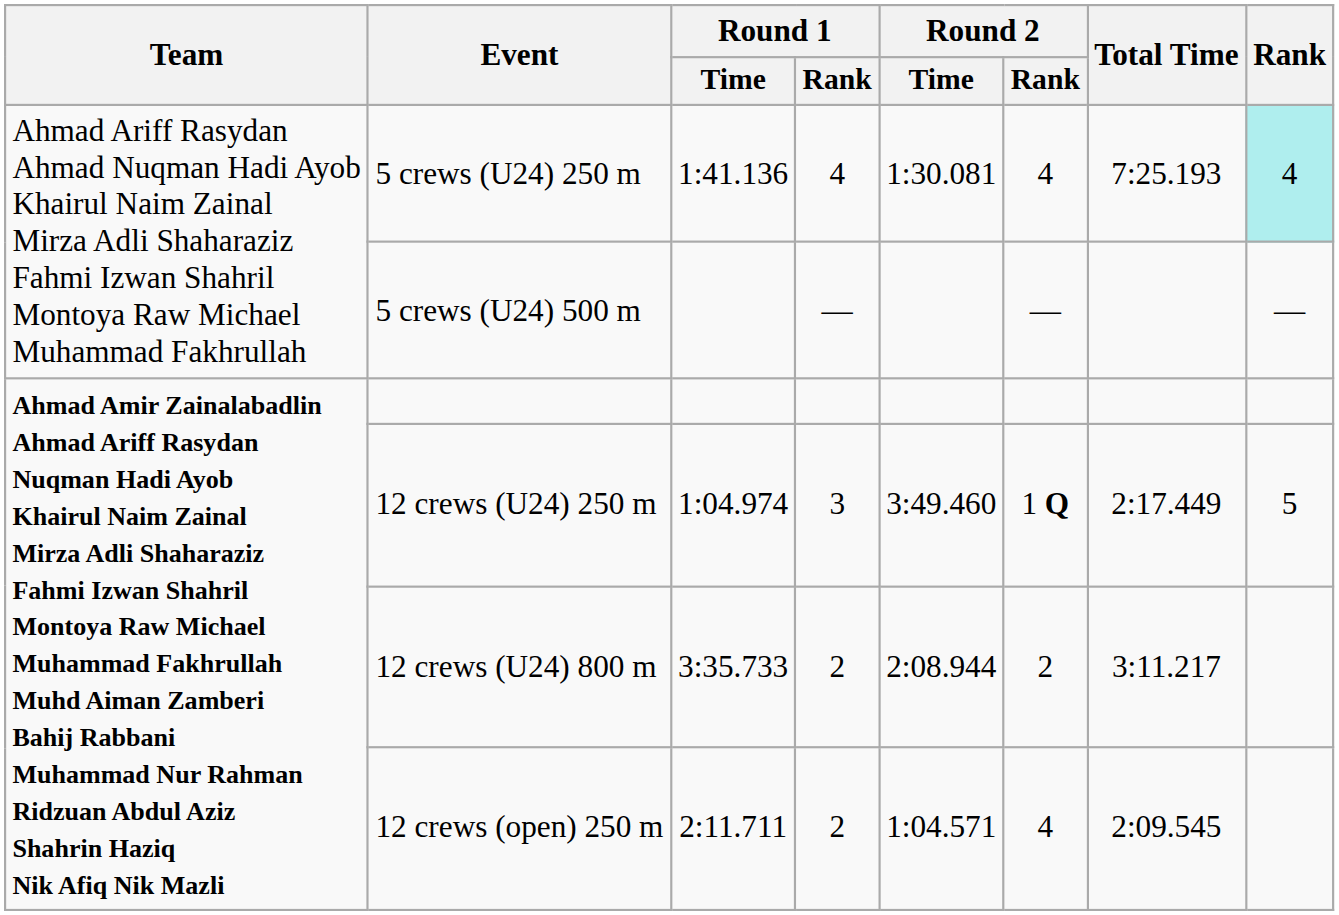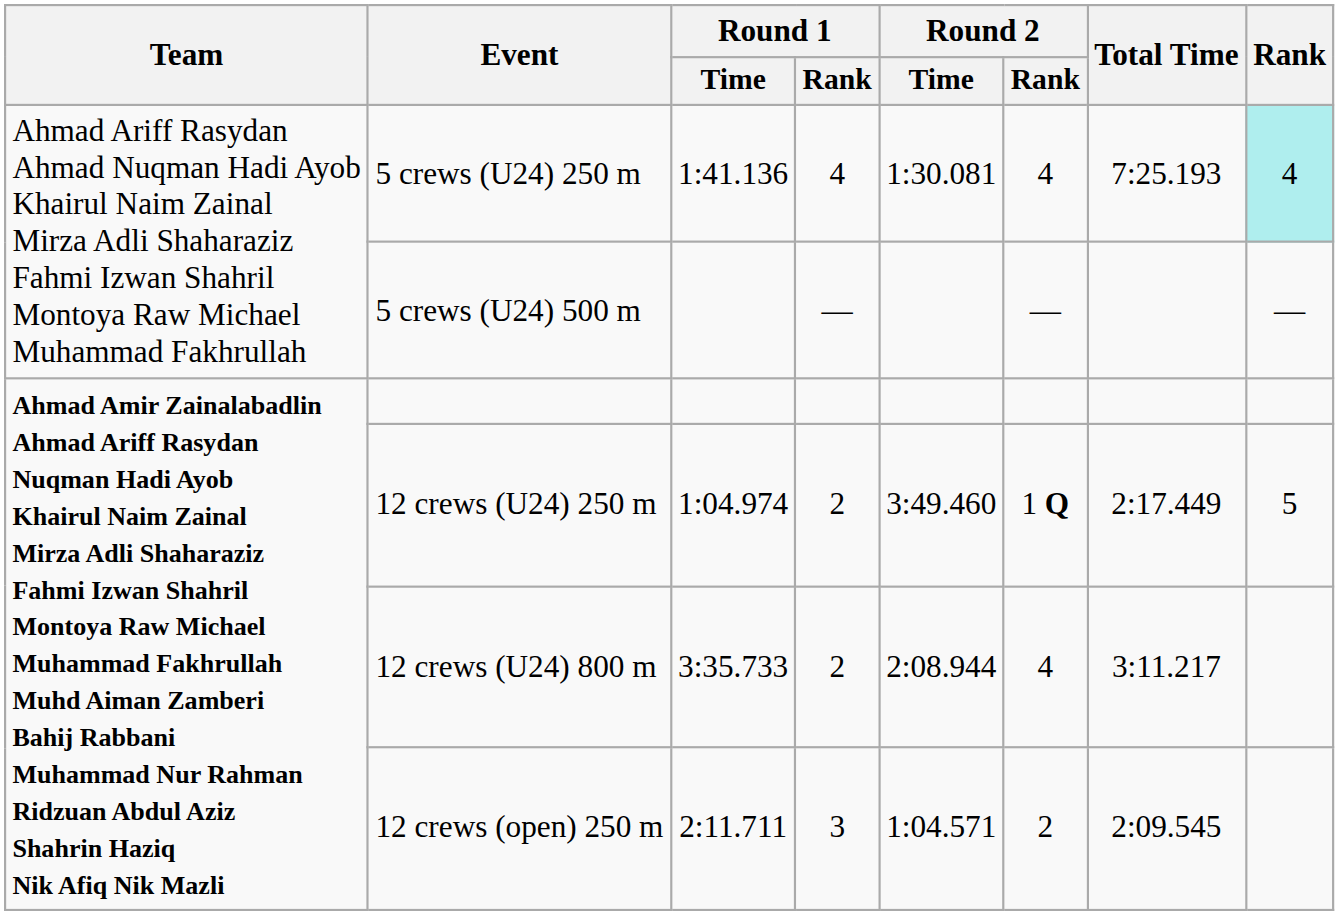(837, 504) 3 -> (837, 504) 2
(1045, 666) 2 -> (1045, 666) 4
(837, 828) 2 -> (837, 828) 3
(1045, 828) 4 -> (1045, 828) 2
